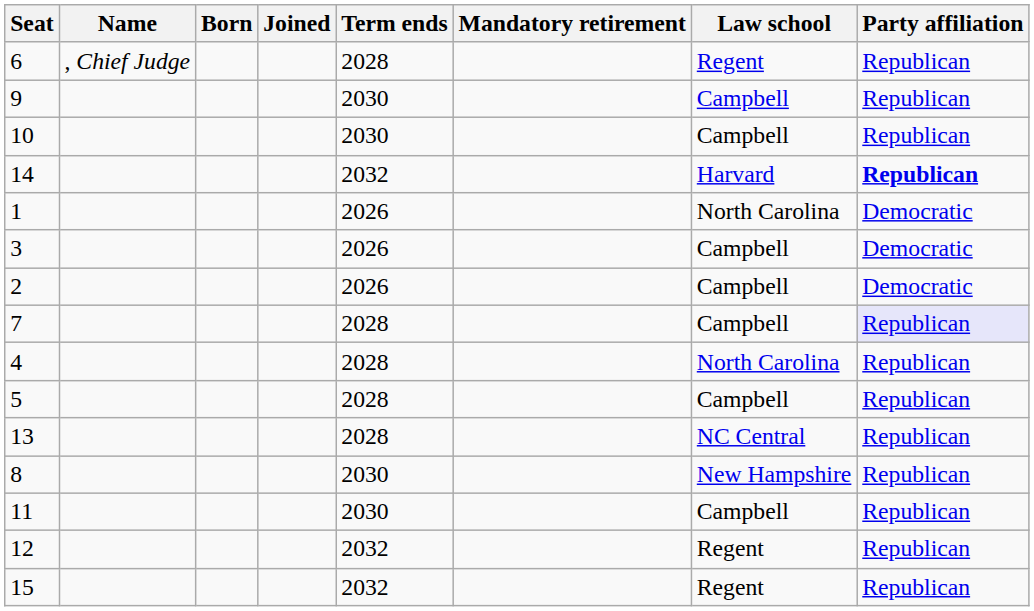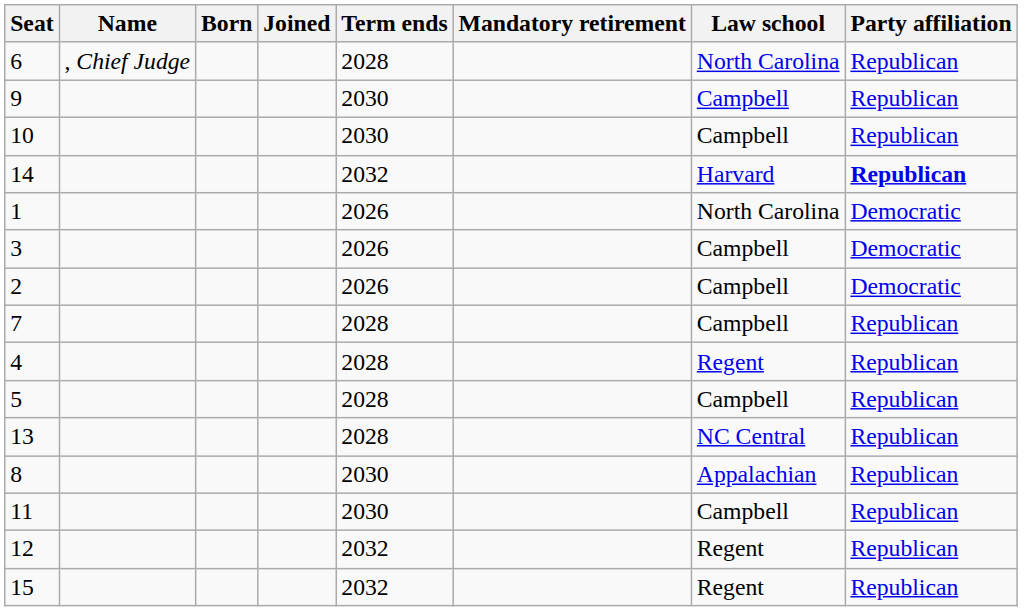(730, 60) Regent -> (768, 60) North Carolina
(916, 323) lavender background -> (904, 323) no background
(768, 361) North Carolina -> (730, 361) Regent
(774, 473) New Hampshire -> (757, 473) Appalachian
